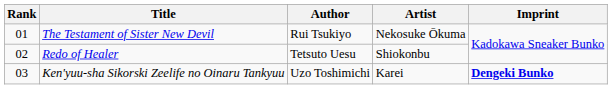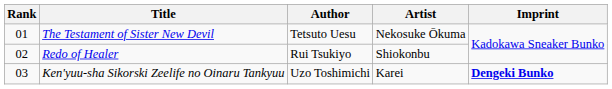(321, 34) Rui Tsukiyo -> (323, 34) Tetsuto Uesu
(323, 53) Tetsuto Uesu -> (321, 53) Rui Tsukiyo
